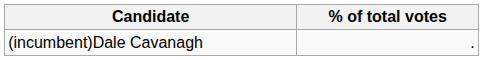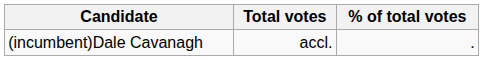+ column: (285, 17)
